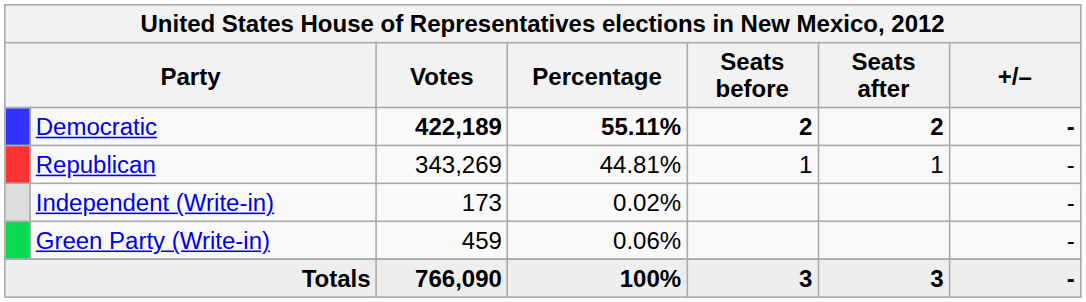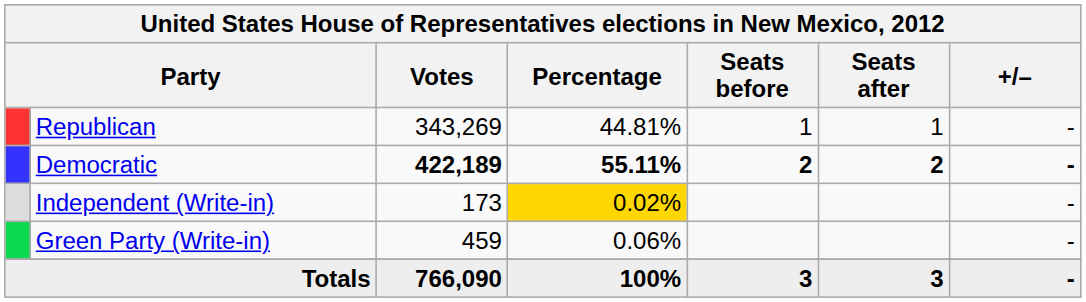rows swapped: (96, 127) <-> (96, 165)
(647, 203) no background -> (647, 203) gold background
